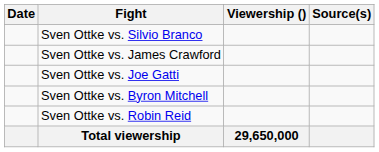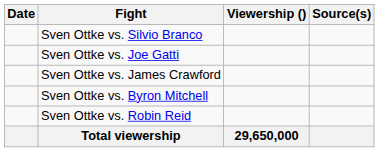rows swapped: (131, 55) <-> (110, 75)
